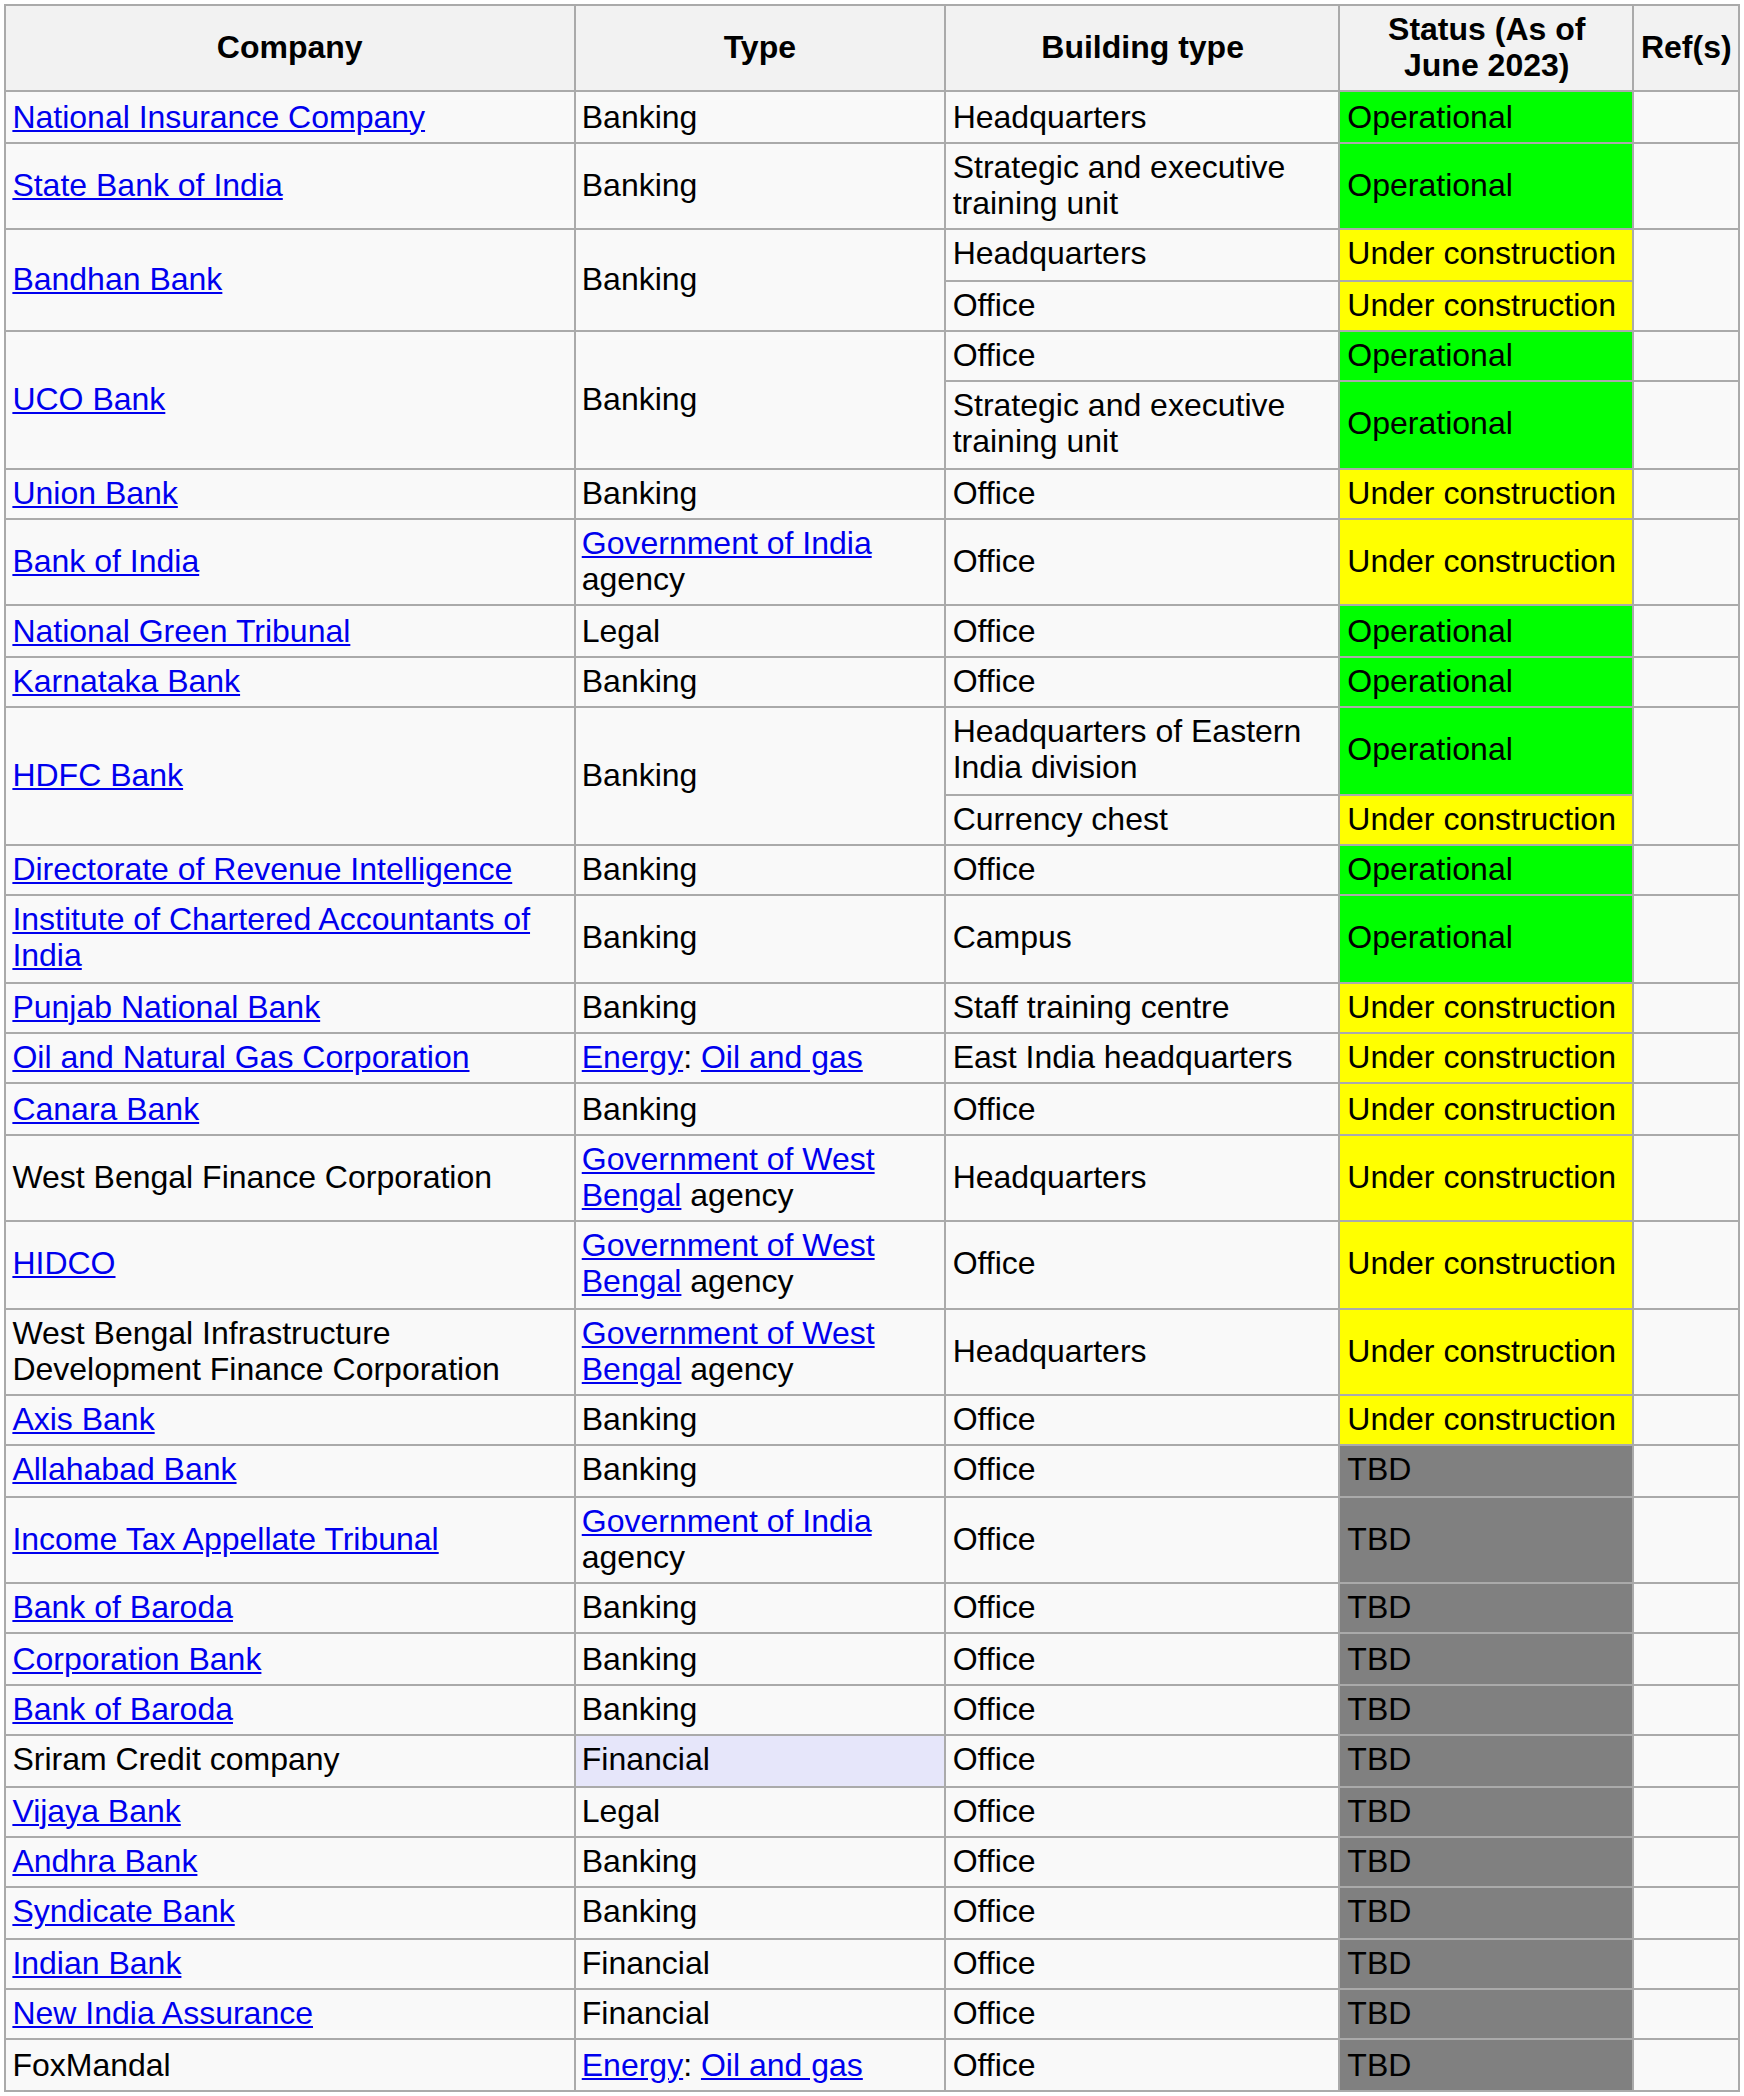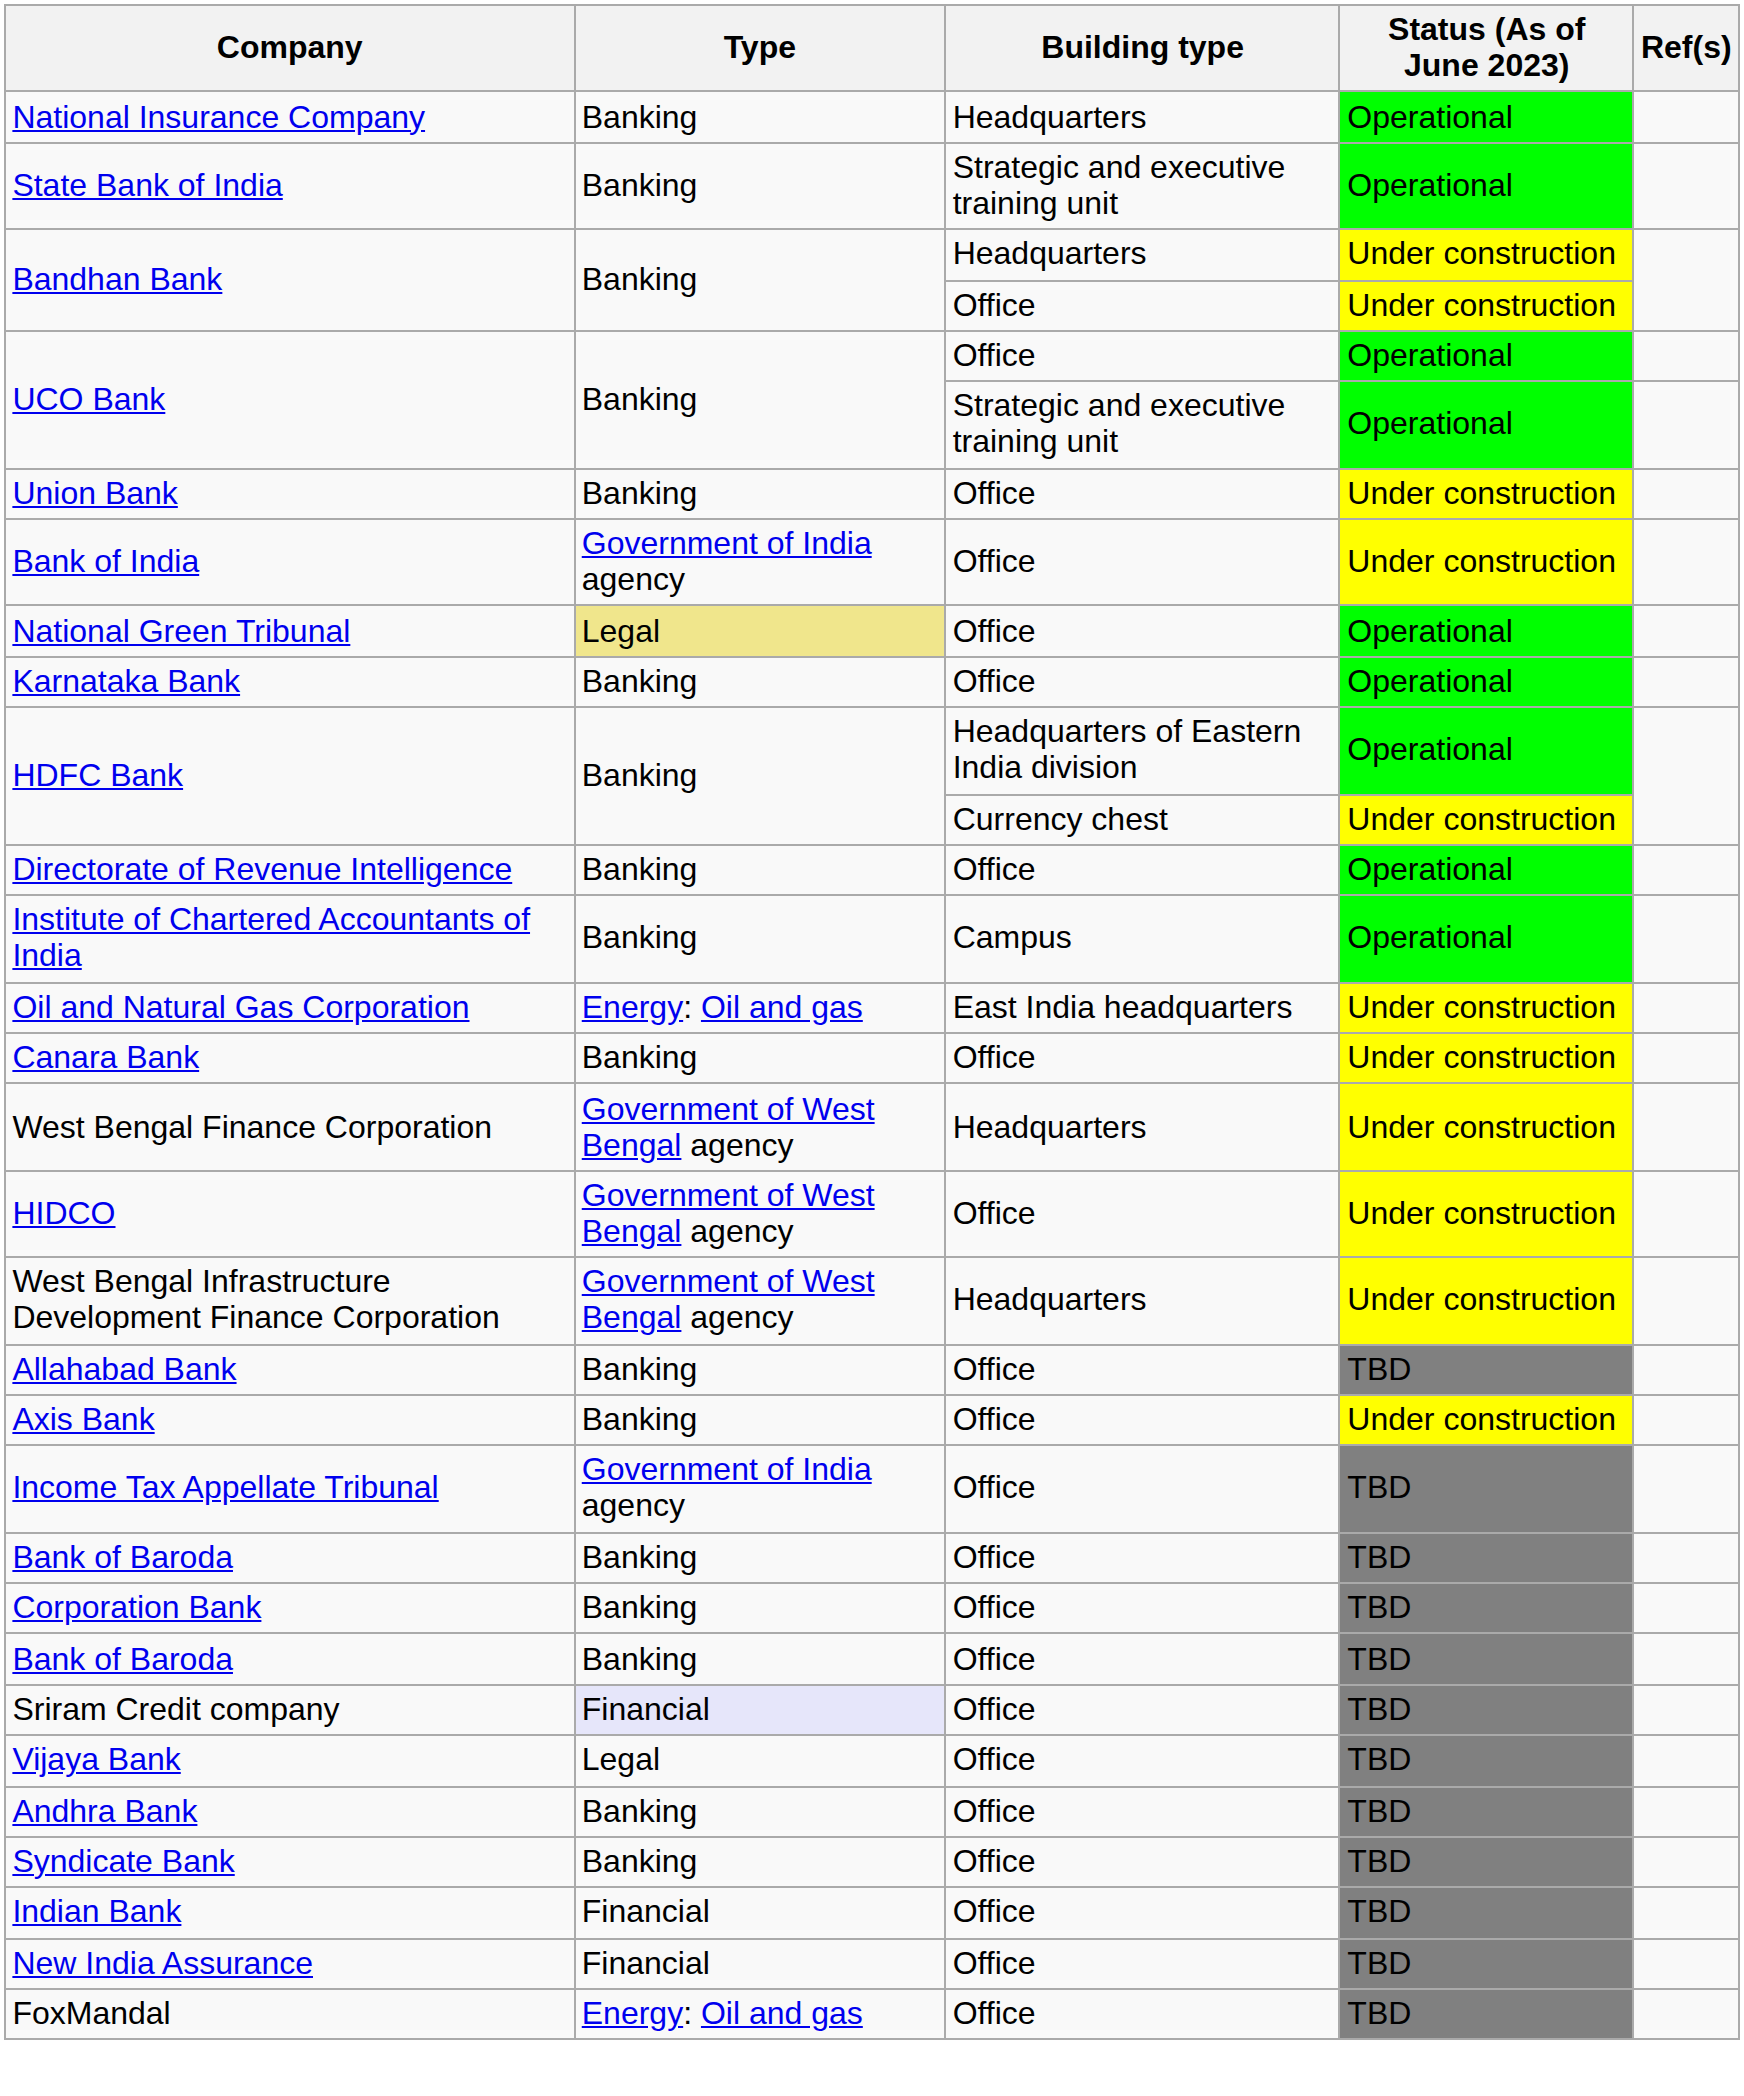(621, 630) no background -> (621, 630) khaki background
- row: (166, 1007)
rows swapped: (84, 1419) <-> (124, 1470)
